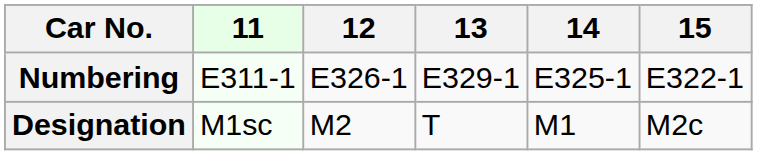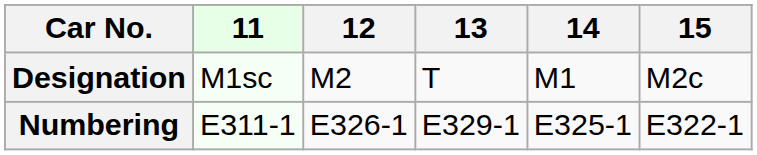rows swapped: (99, 125) <-> (99, 76)
